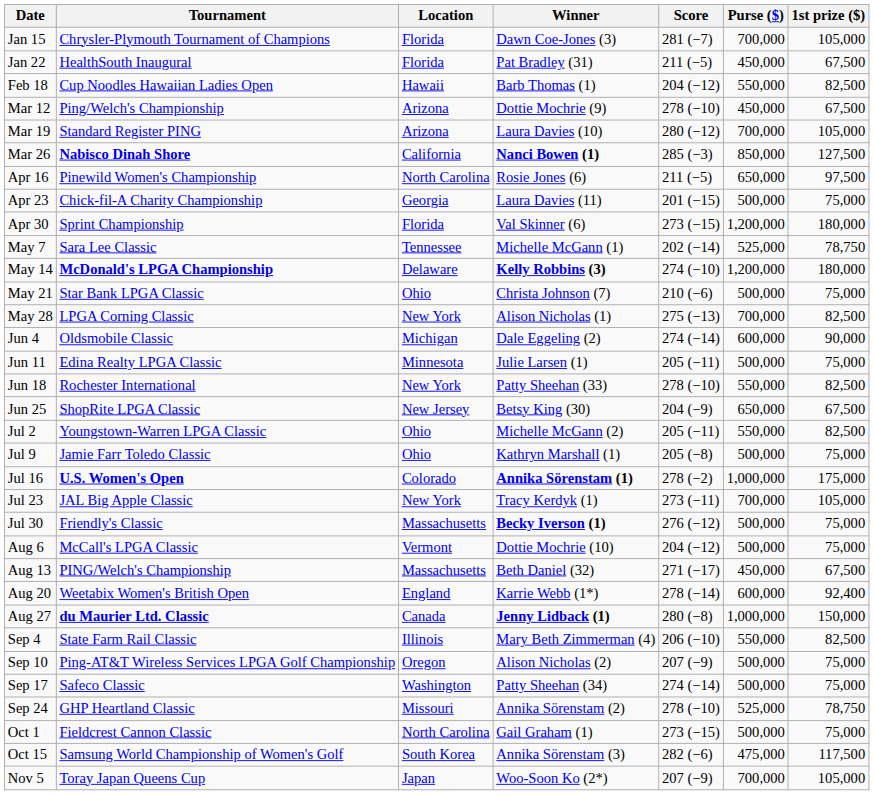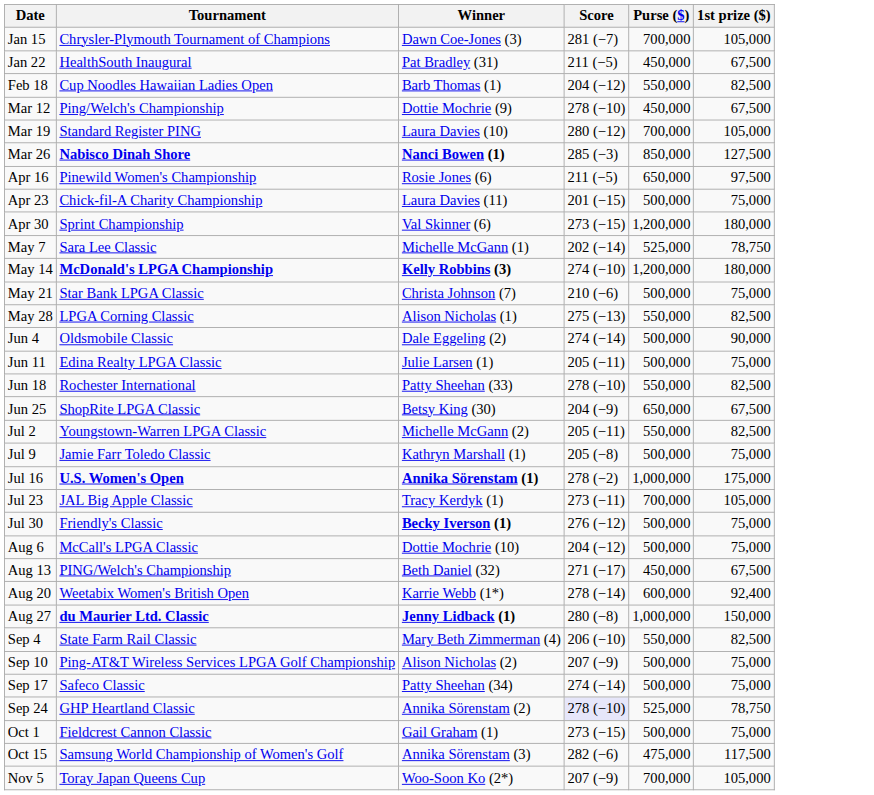- column: (446, 16)
(761, 316) 700,000 -> (667, 316) 550,000
(761, 339) 600,000 -> (667, 339) 500,000
(691, 708) no background -> (596, 708) lavender background
